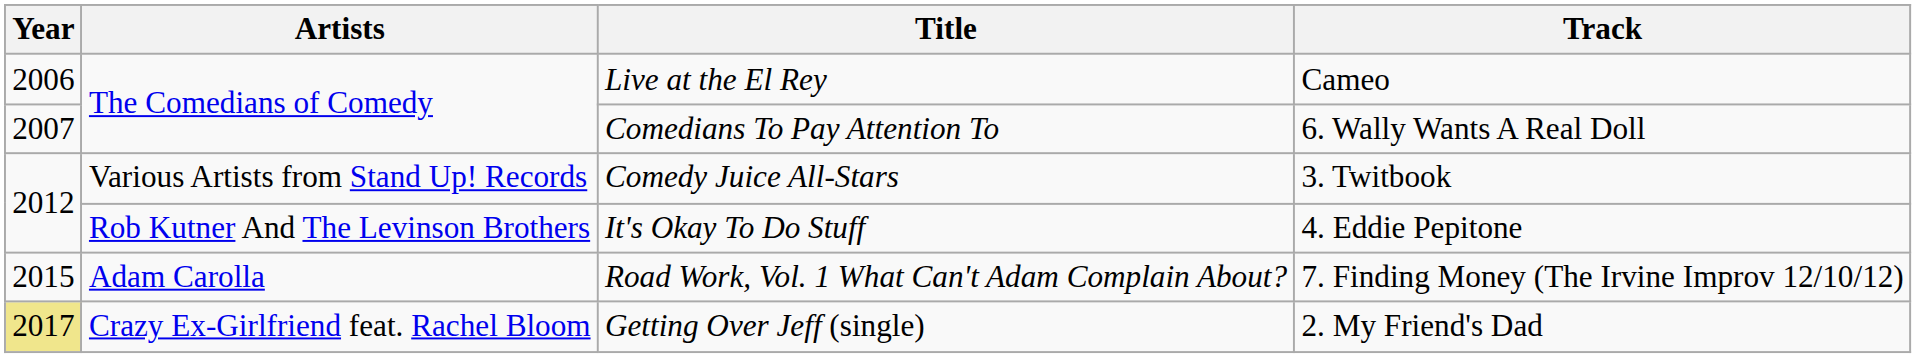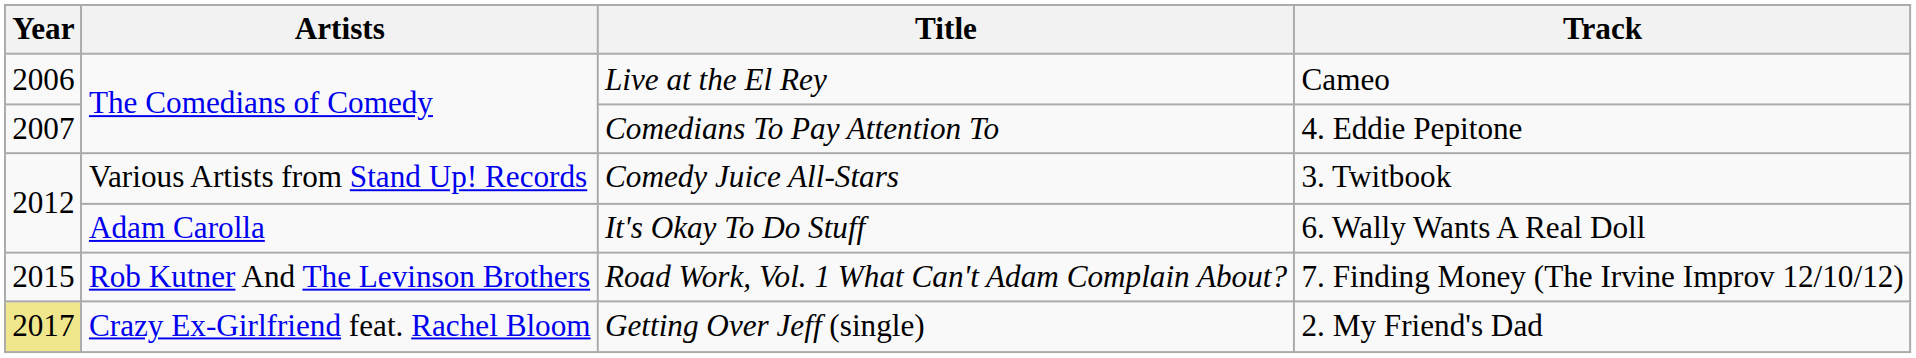(1473, 128) 6. Wally Wants A Real Doll -> (1412, 128) 4. Eddie Pepitone
(340, 227) Rob Kutner And The Levinson Brothers -> (177, 227) Adam Carolla
(1412, 227) 4. Eddie Pepitone -> (1473, 227) 6. Wally Wants A Real Doll
(177, 276) Adam Carolla -> (340, 276) Rob Kutner And The Levinson Brothers
